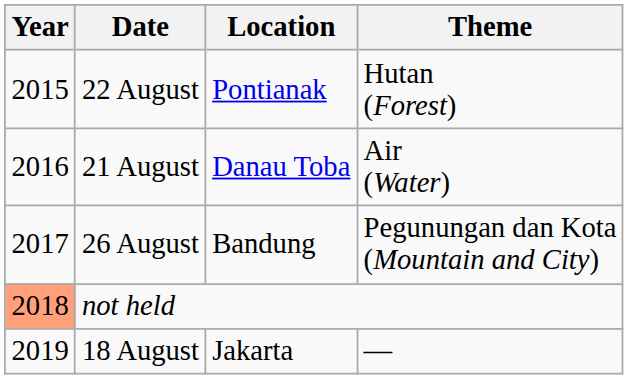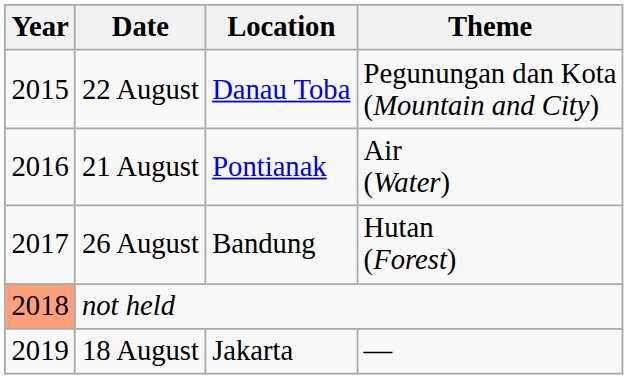(269, 88) Pontianak -> (281, 88) Danau Toba
(410, 88) Hutan (Forest) -> (490, 88) Pegunungan dan Kota (Mountain and City)
(281, 166) Danau Toba -> (269, 166) Pontianak
(490, 244) Pegunungan dan Kota (Mountain and City) -> (410, 244) Hutan (Forest)
